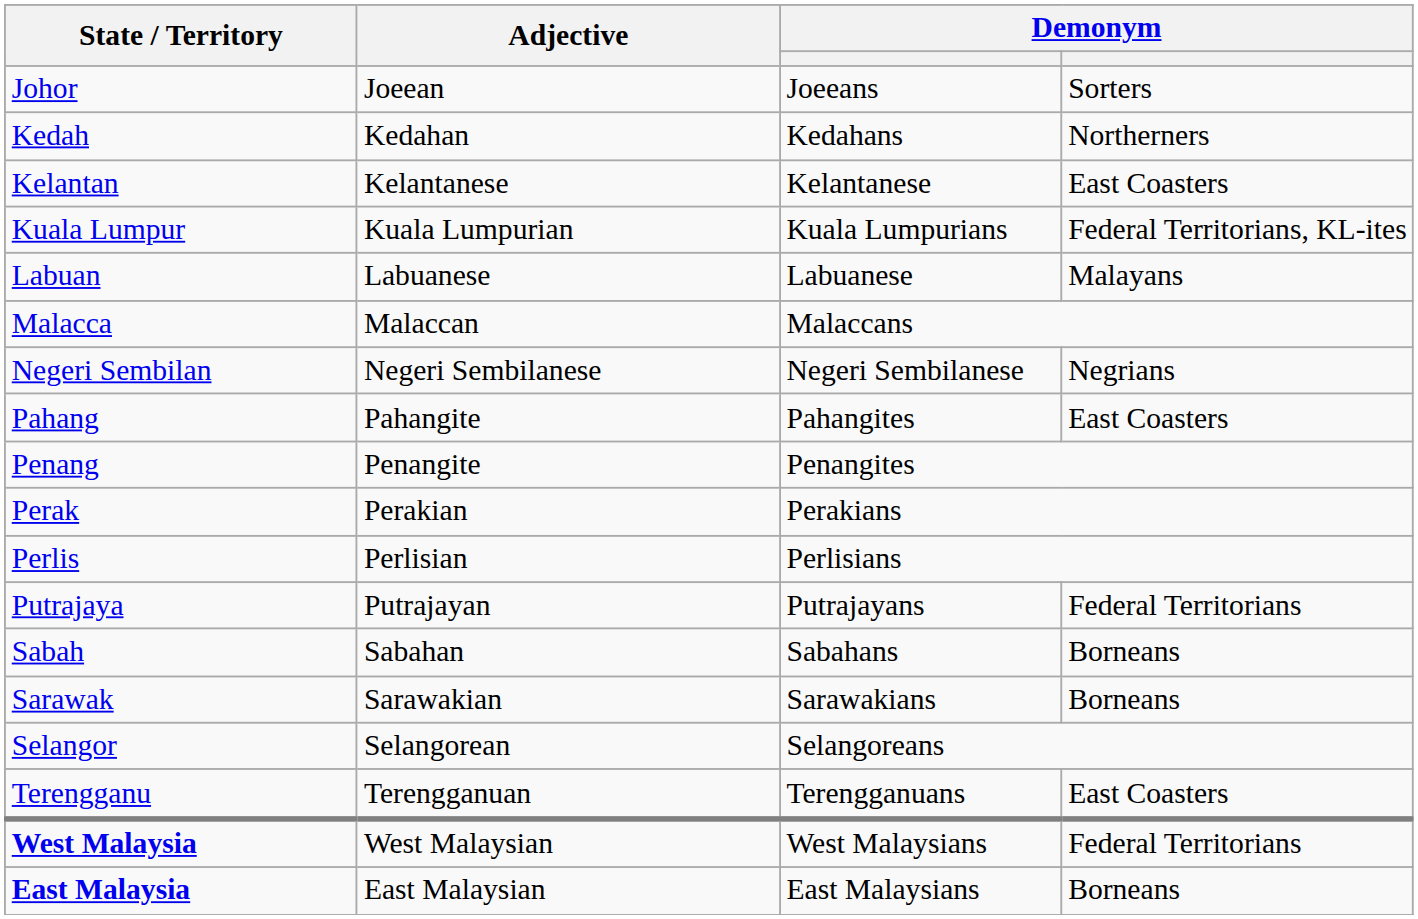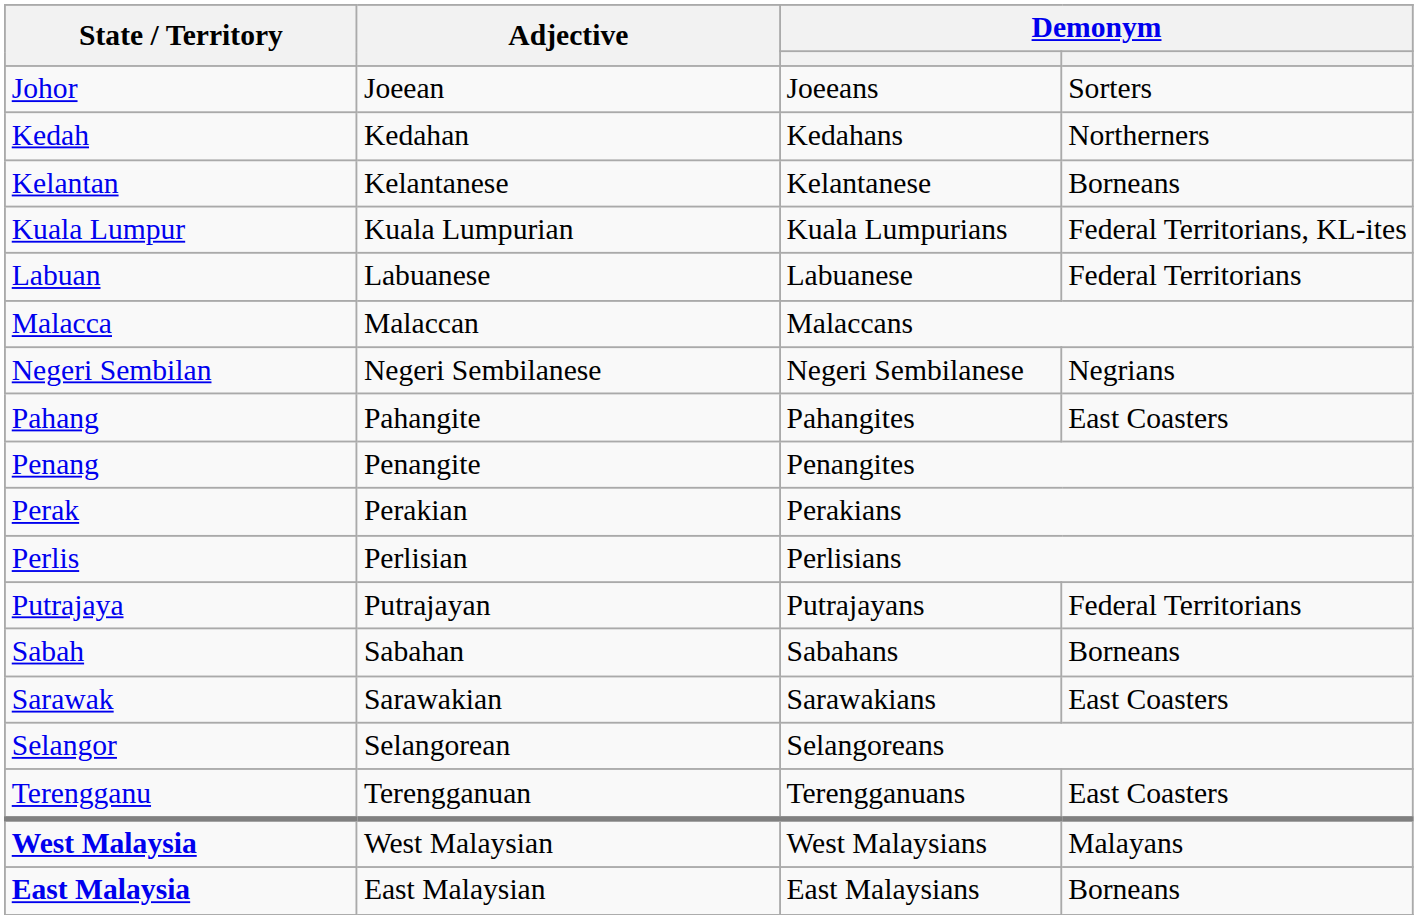(1148, 182) East Coasters -> (1124, 182) Borneans
(1126, 276) Malayans -> (1185, 276) Federal Territorians
(1124, 698) Borneans -> (1148, 698) East Coasters
(1185, 843) Federal Territorians -> (1126, 843) Malayans
